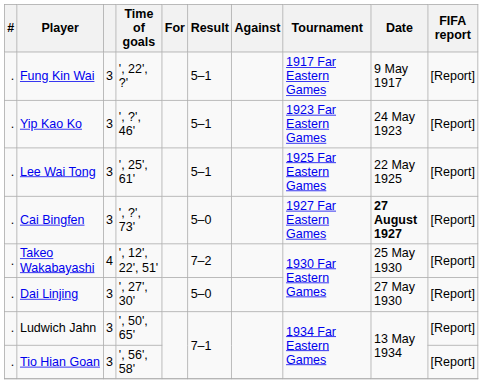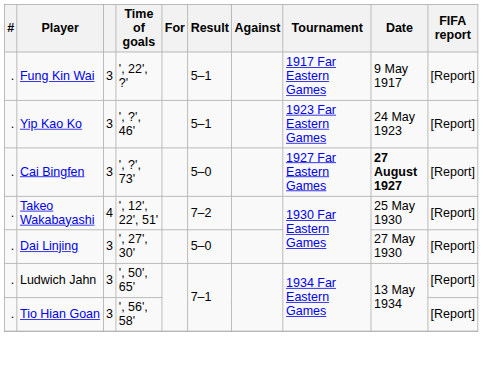- row: (58, 172)
